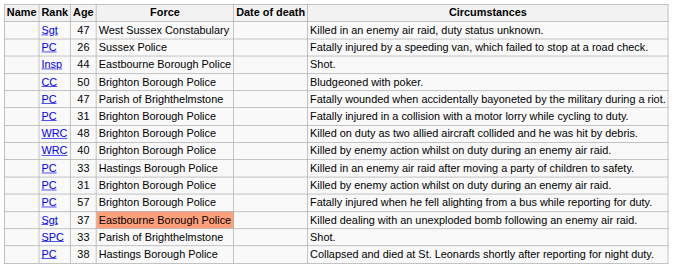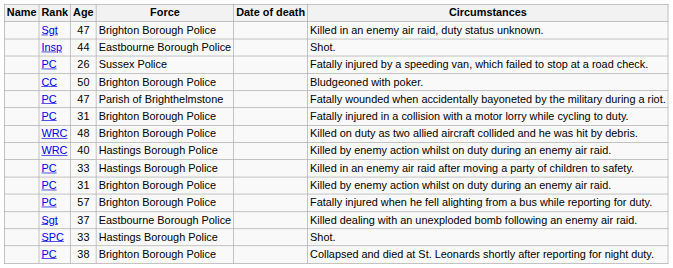(164, 30) West Sussex Constabulary -> (157, 30) Brighton Borough Police
rows swapped: (52, 64) <-> (49, 47)
(157, 151) Brighton Borough Police -> (158, 151) Hastings Borough Police
(165, 220) lightsalmon background -> (165, 220) no background
(161, 237) Parish of Brighthelmstone -> (158, 237) Hastings Borough Police
(158, 254) Hastings Borough Police -> (157, 254) Brighton Borough Police
